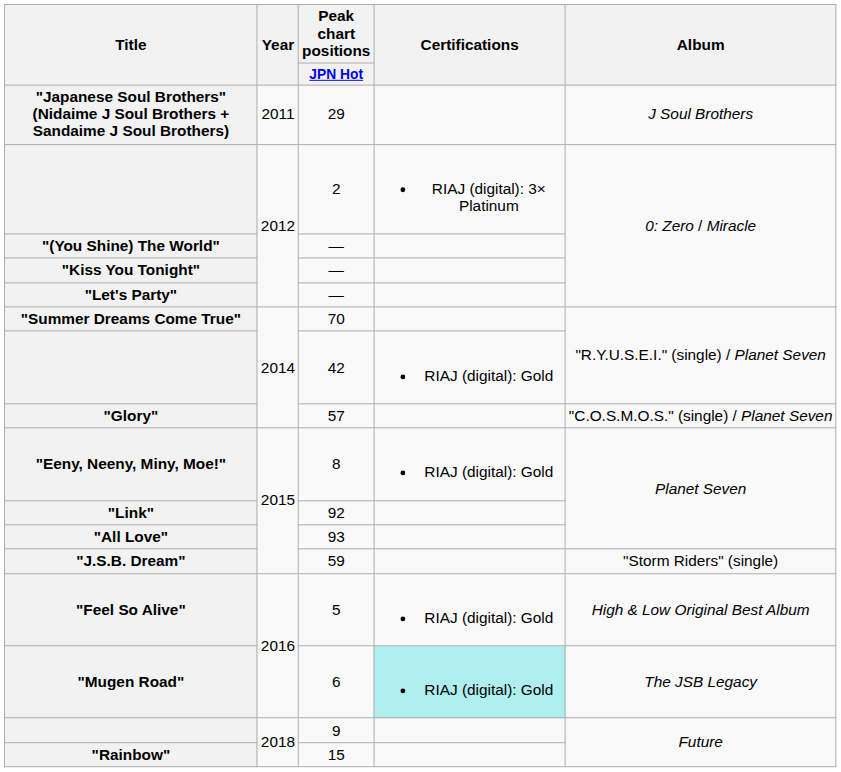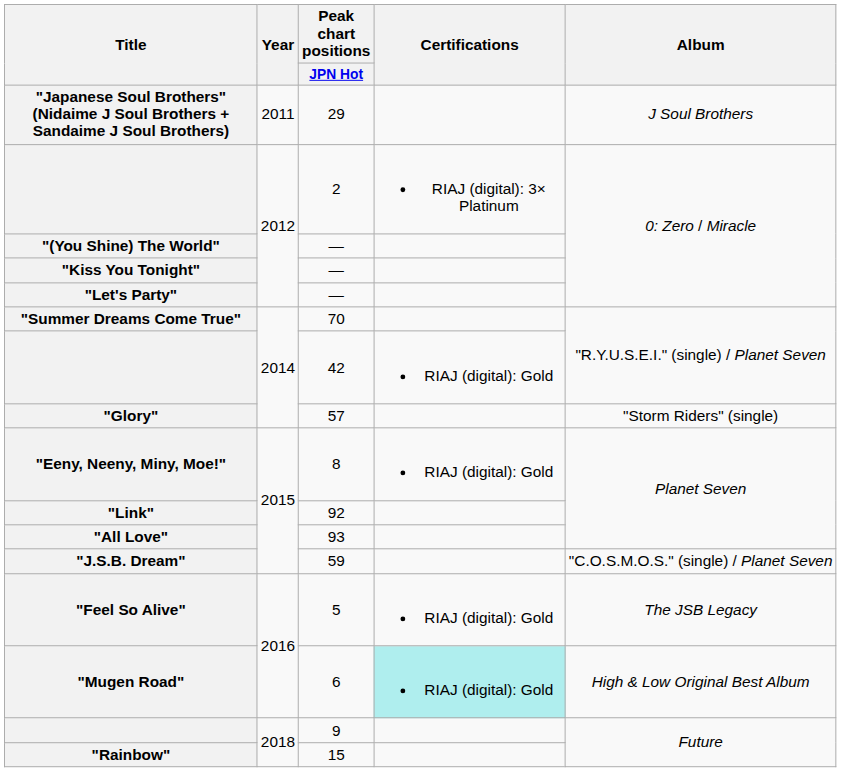(701, 415) "C.O.S.M.O.S." (single) / Planet Seven -> (701, 415) "Storm Riders" (single)
(701, 561) "Storm Riders" (single) -> (701, 561) "C.O.S.M.O.S." (single) / Planet Seven
(701, 609) High & Low Original Best Album -> (701, 609) The JSB Legacy
(701, 681) The JSB Legacy -> (701, 681) High & Low Original Best Album
